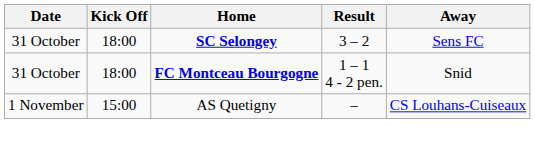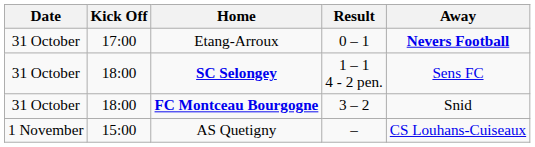+ row: (236, 40)
(354, 40) 3 – 2 -> (354, 73) 1 – 1 4 - 2 pen.
(354, 73) 1 – 1 4 - 2 pen. -> (354, 105) 3 – 2
